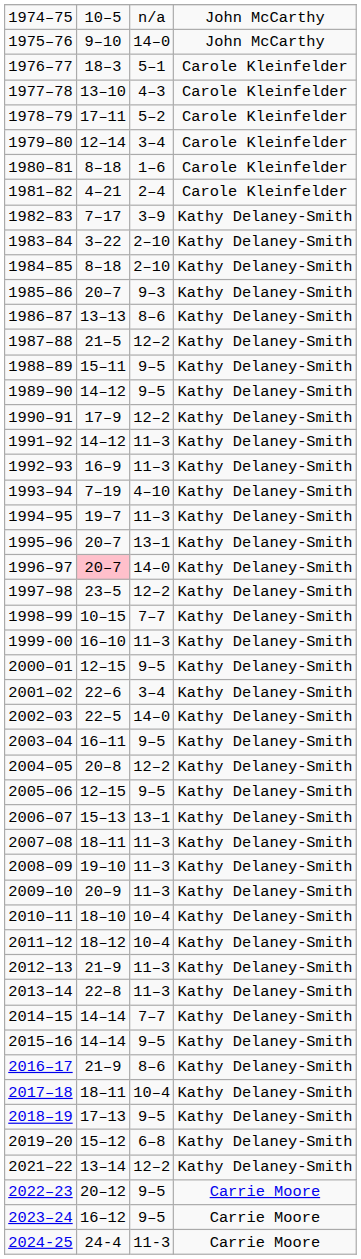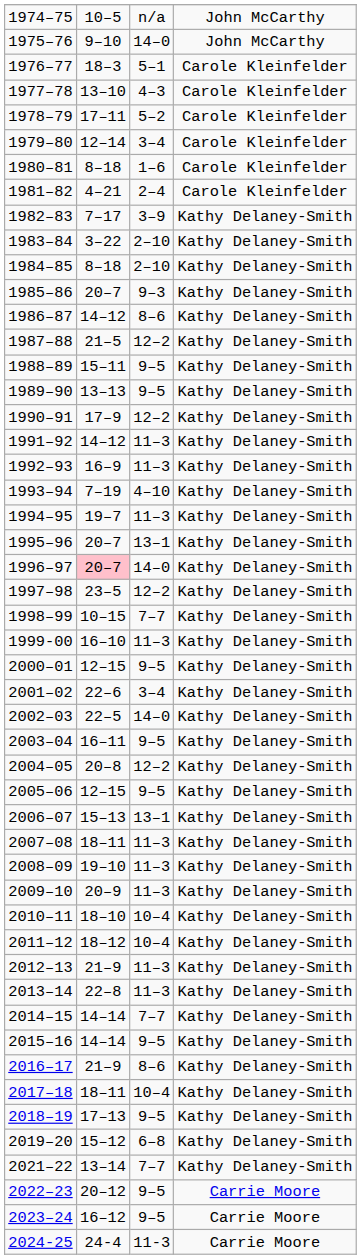(103, 317) 13–13 -> (103, 317) 14–12
(103, 392) 14–12 -> (103, 392) 13–13
(152, 1167) 12–2 -> (152, 1167) 7–7
